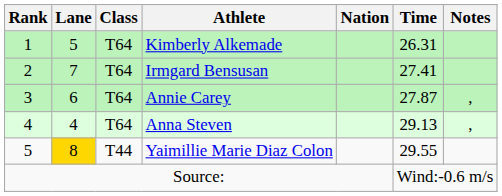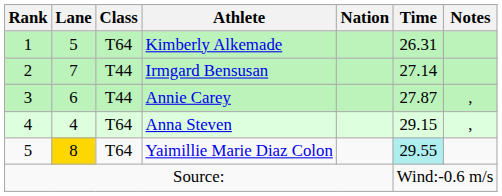(119, 71) T64 -> (119, 71) T44
(418, 71) 27.41 -> (418, 71) 27.14
(119, 97) T64 -> (119, 97) T44
(418, 124) 29.13 -> (418, 124) 29.15
(119, 151) T44 -> (119, 151) T64
(418, 151) no background -> (418, 151) paleturquoise background
